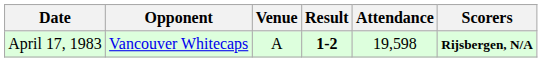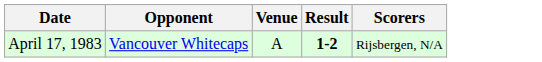- column: (395, 17)
(487, 44) bold -> (399, 45) normal
